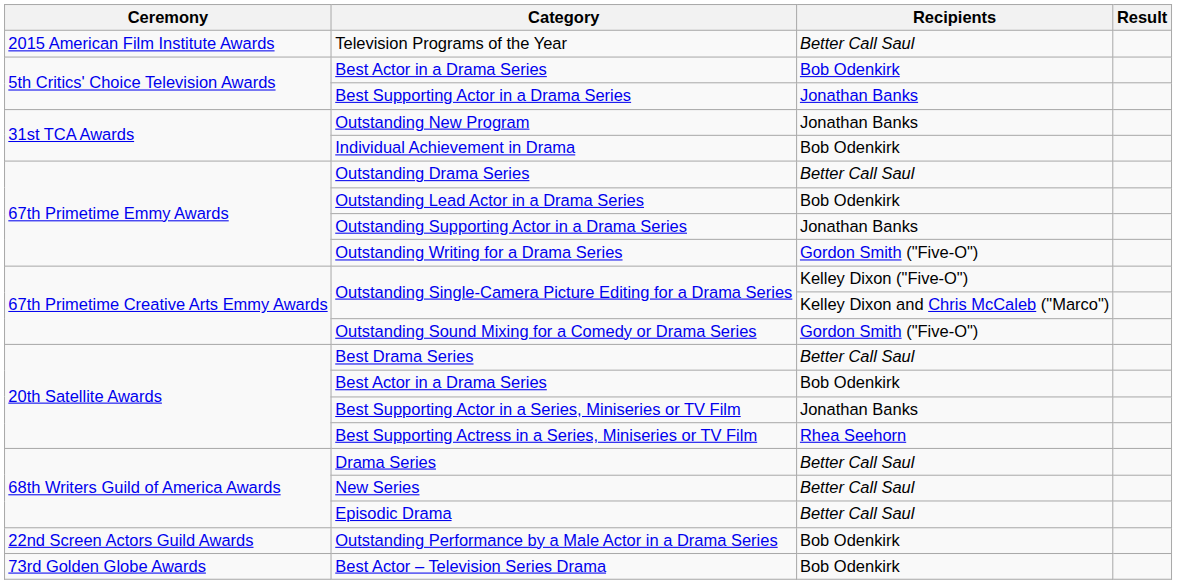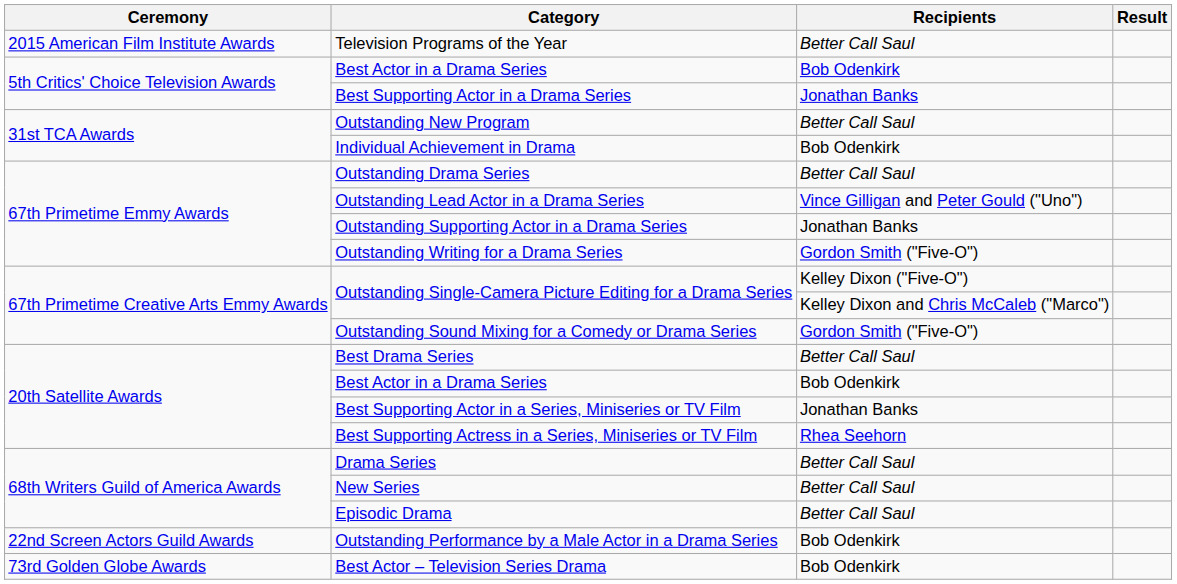(859, 122) Jonathan Banks -> (857, 122) Better Call Saul
(850, 200) Bob Odenkirk -> (941, 200) Vince Gilligan and Peter Gould ("Uno")
